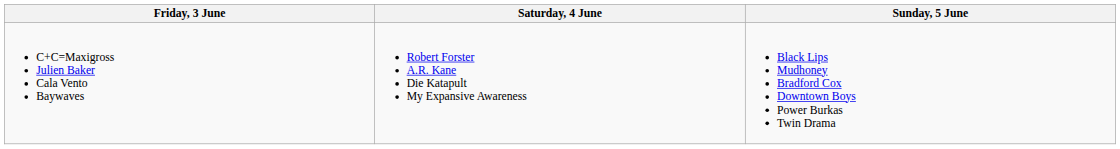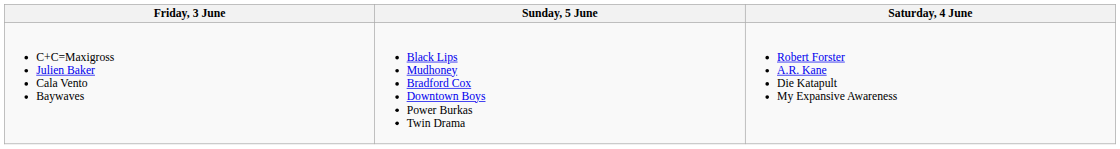columns swapped: (560, 13) <-> (930, 13)
